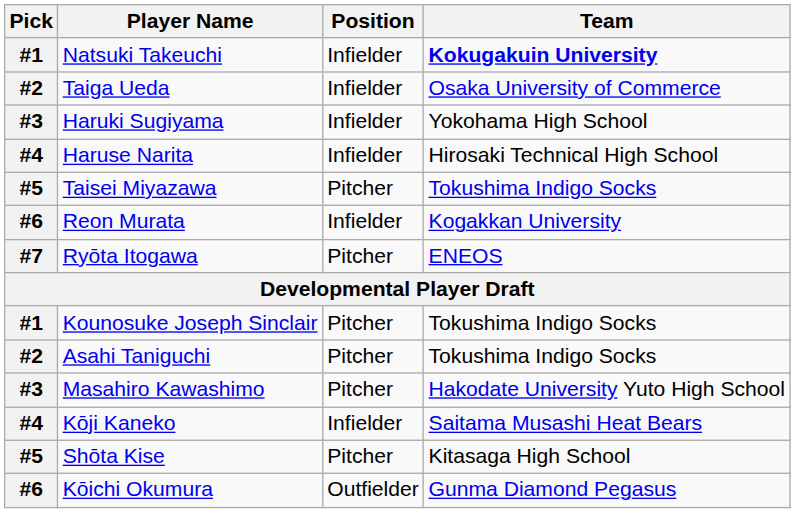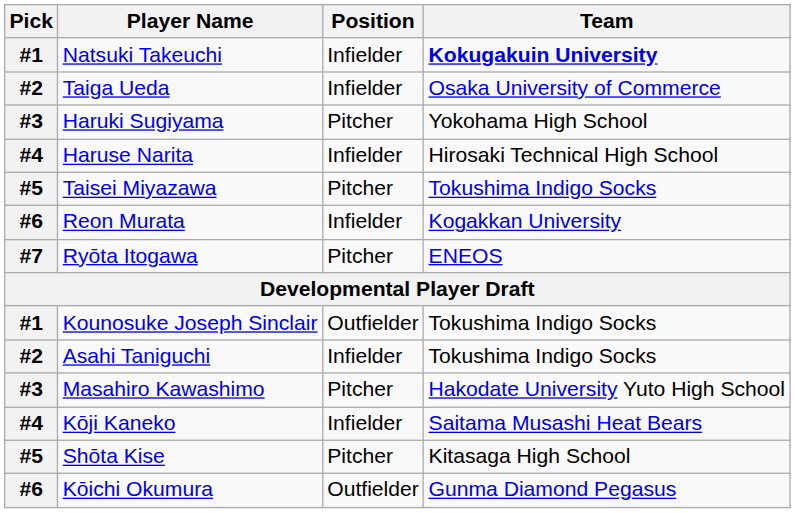(365, 121) Infielder -> (360, 121) Pitcher
(360, 322) Pitcher -> (373, 322) Outfielder
(360, 356) Pitcher -> (365, 356) Infielder
